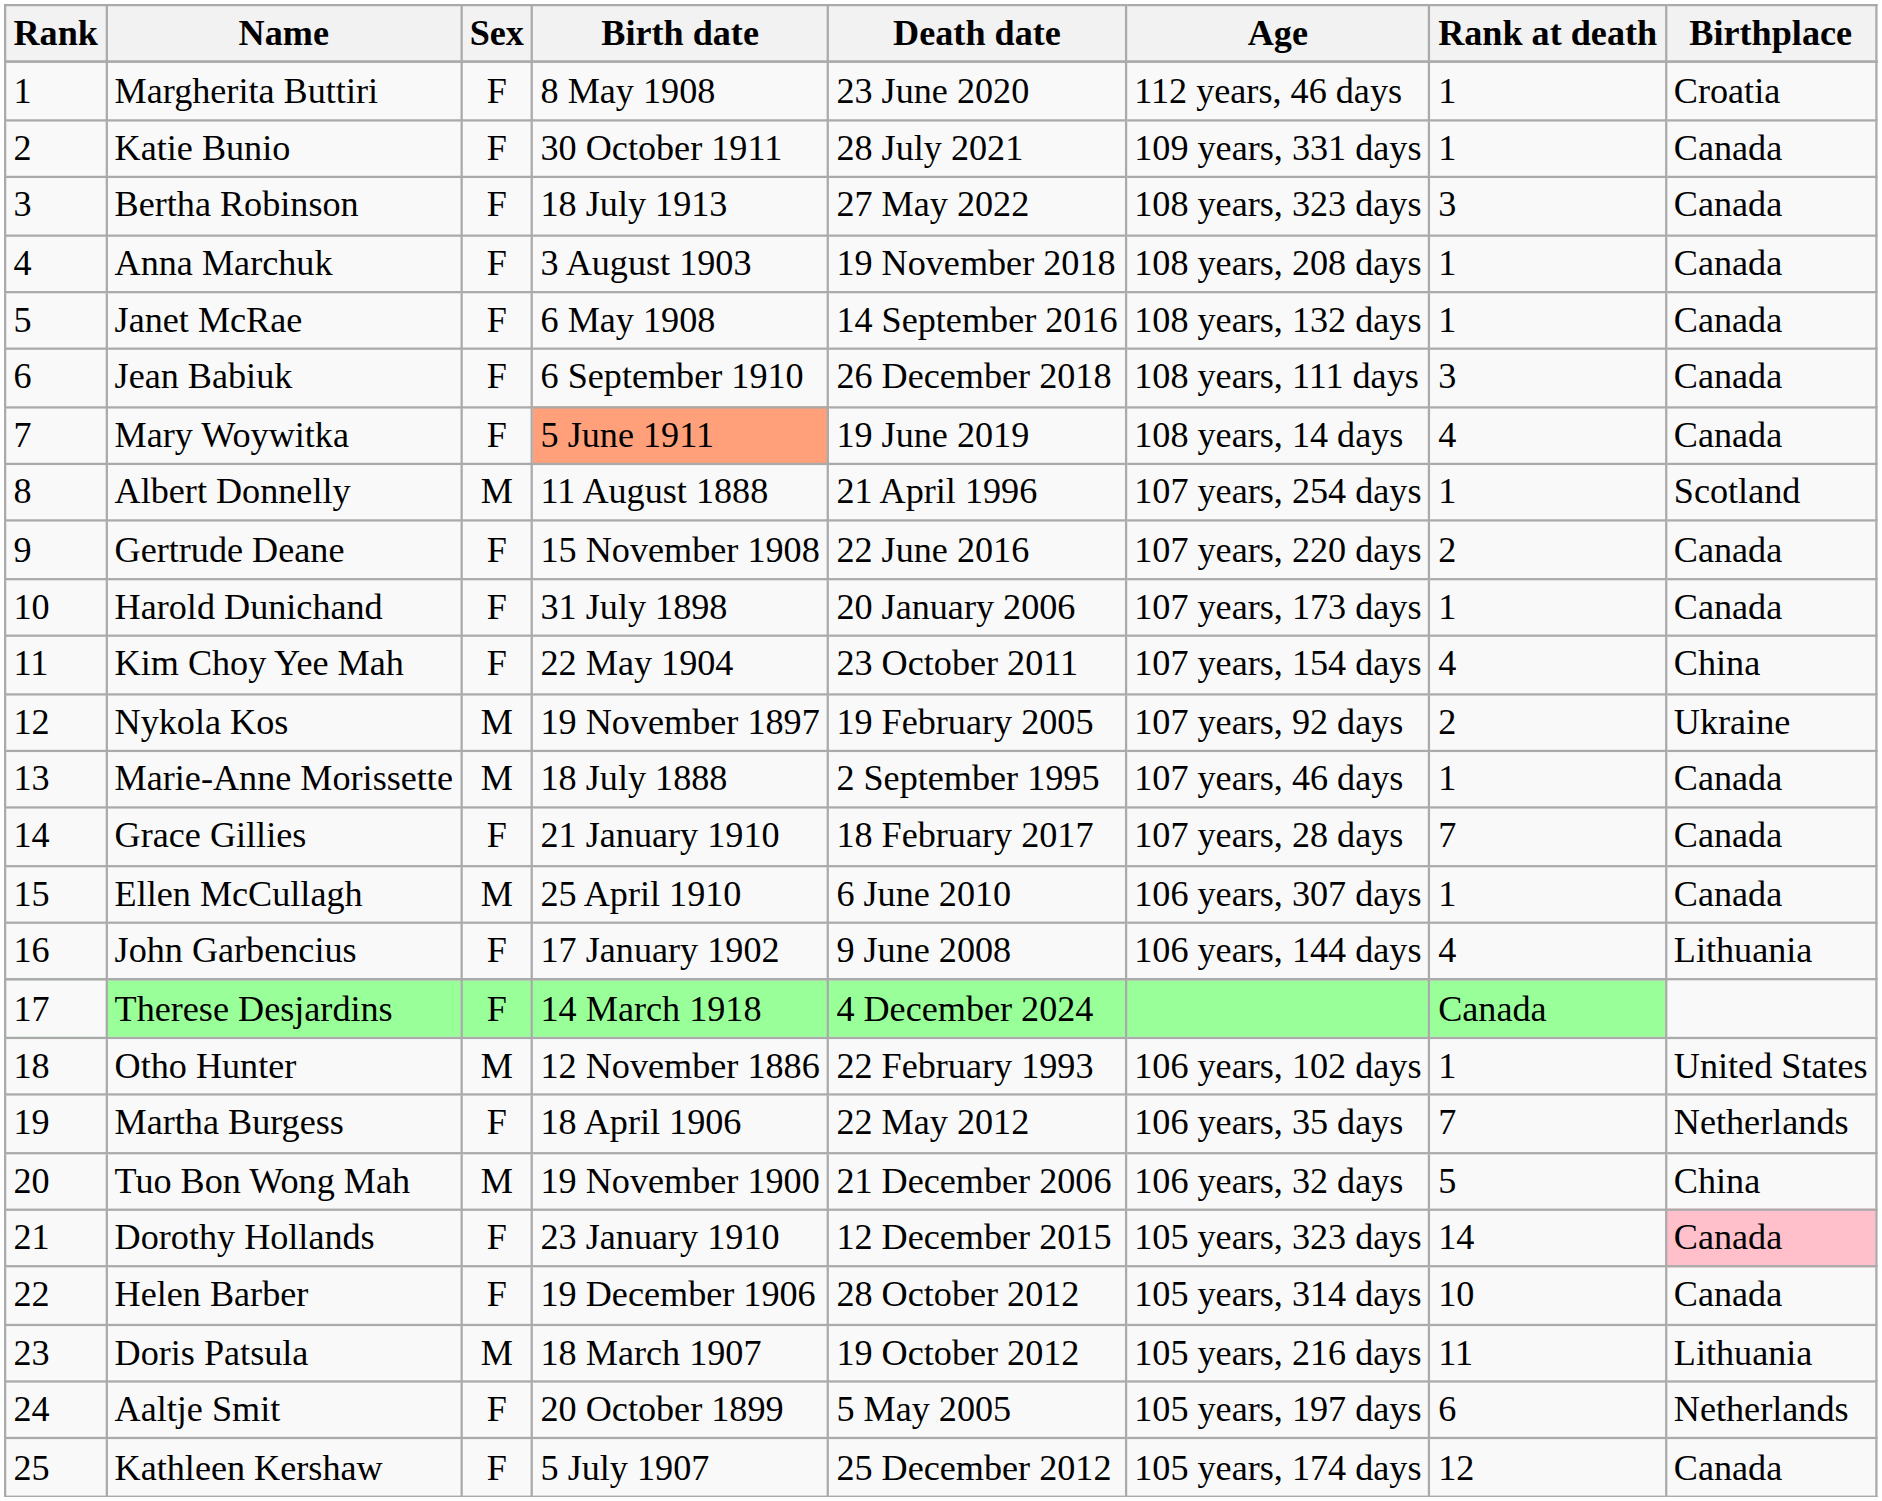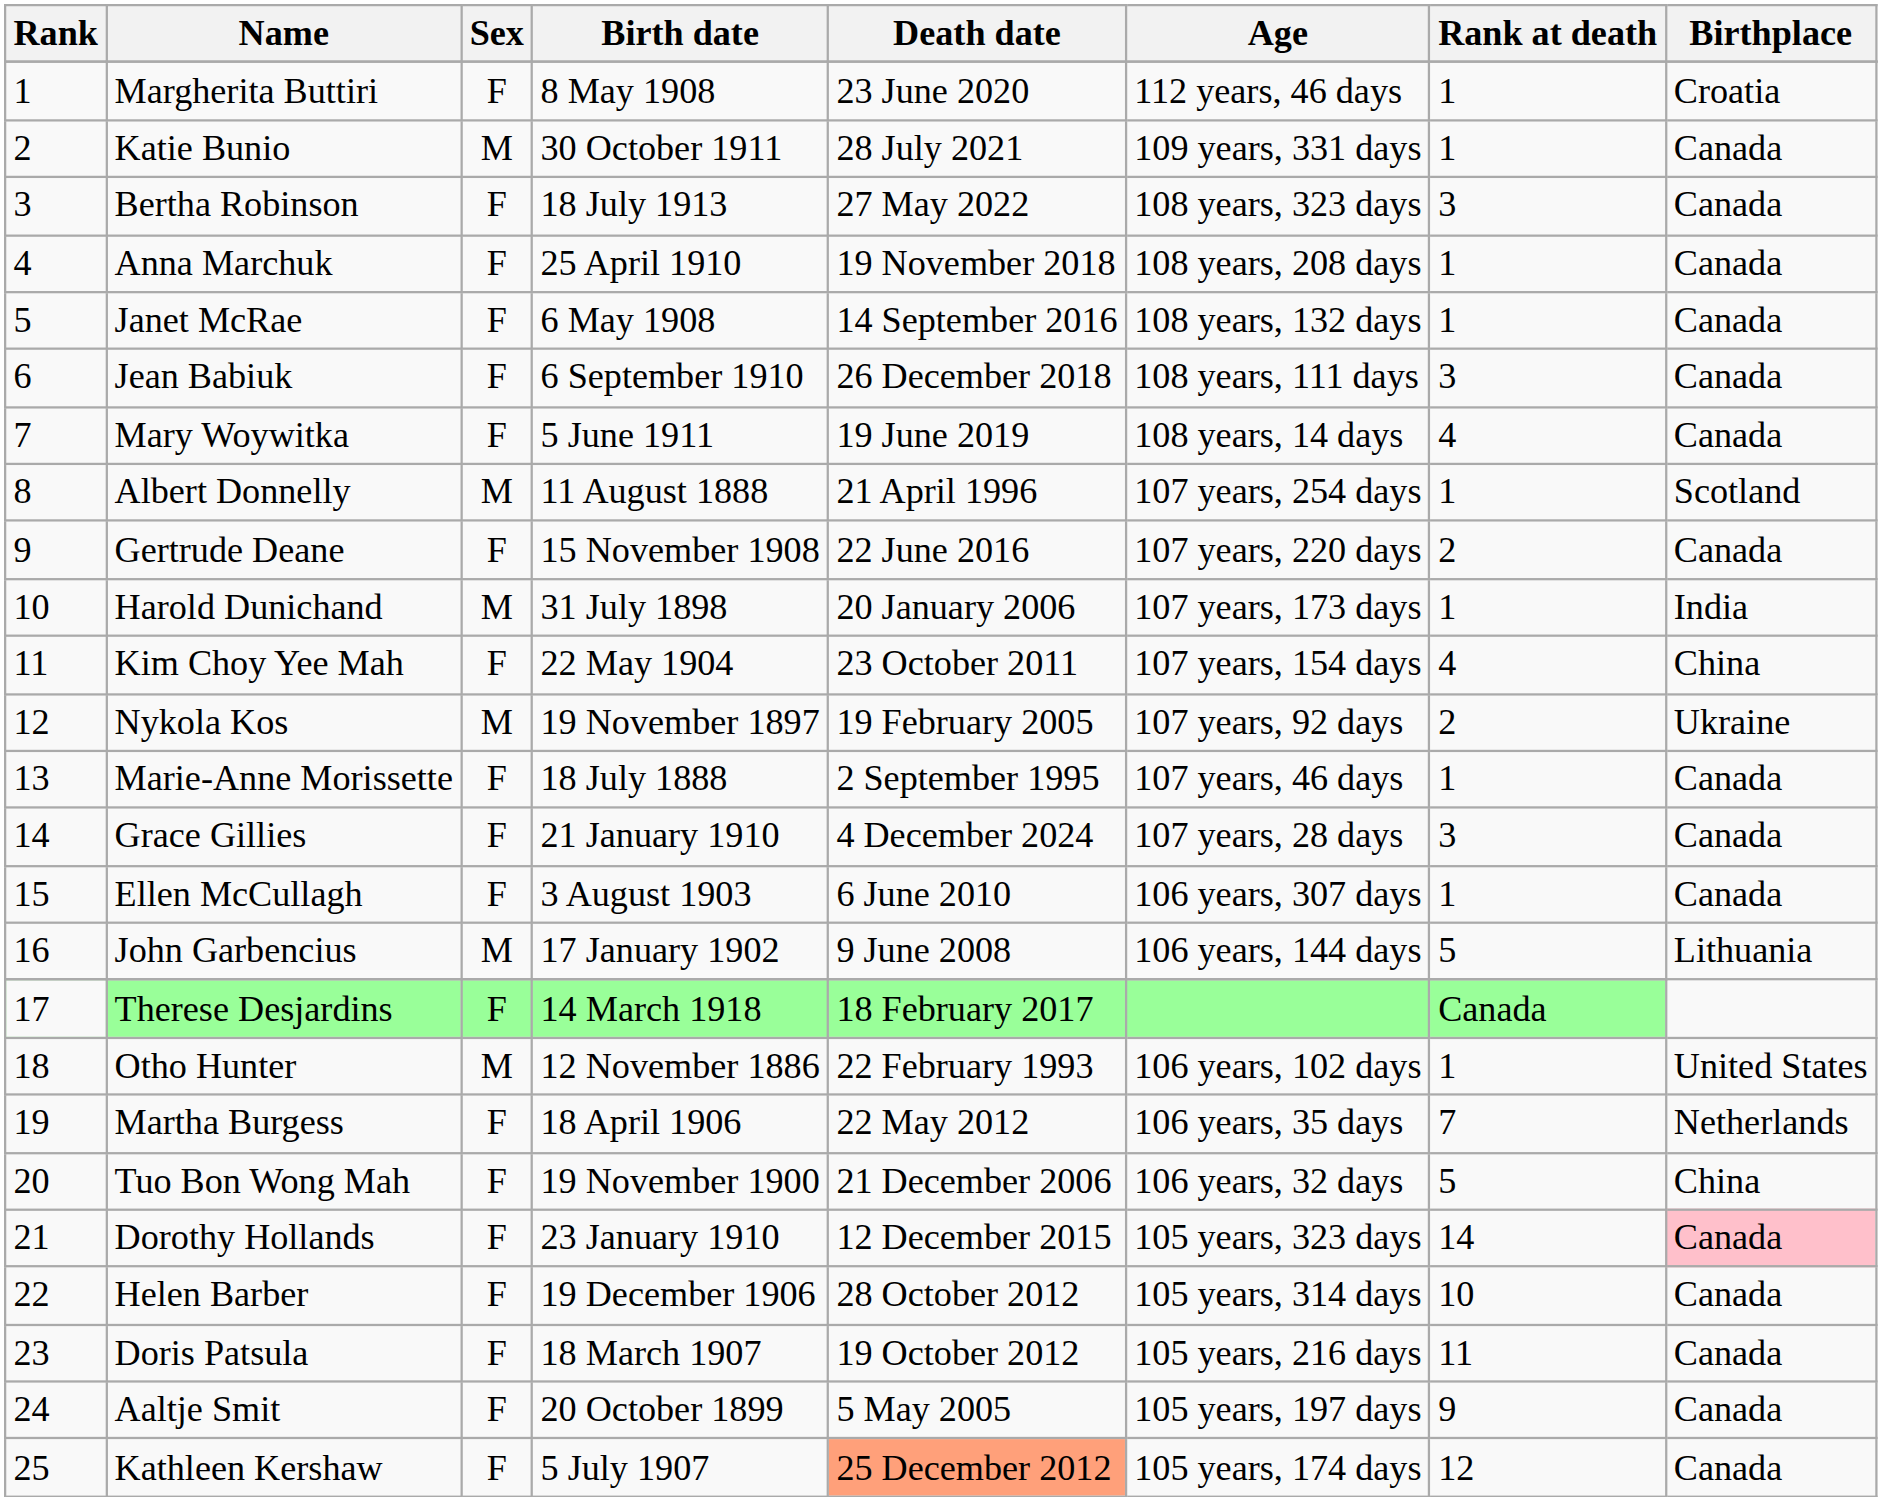(497, 147) F -> (497, 147) M
(646, 262) 3 August 1903 -> (641, 262) 25 April 1910
(627, 434) lightsalmon background -> (627, 434) no background
(497, 606) F -> (497, 606) M
(1728, 606) Canada -> (1711, 606) India
(497, 778) M -> (497, 778) F
(965, 836) 18 February 2017 -> (965, 836) 4 December 2024
(1447, 836) 7 -> (1447, 836) 3
(497, 893) M -> (497, 893) F
(641, 893) 25 April 1910 -> (646, 893) 3 August 1903
(497, 950) F -> (497, 950) M
(1447, 950) 4 -> (1447, 950) 5
(965, 1008) 4 December 2024 -> (965, 1008) 18 February 2017
(497, 1180) M -> (497, 1180) F
(497, 1352) M -> (497, 1352) F
(1743, 1352) Lithuania -> (1728, 1352) Canada
(1447, 1409) 6 -> (1447, 1409) 9
(1761, 1409) Netherlands -> (1728, 1409) Canada
(974, 1466) no background -> (974, 1466) lightsalmon background
